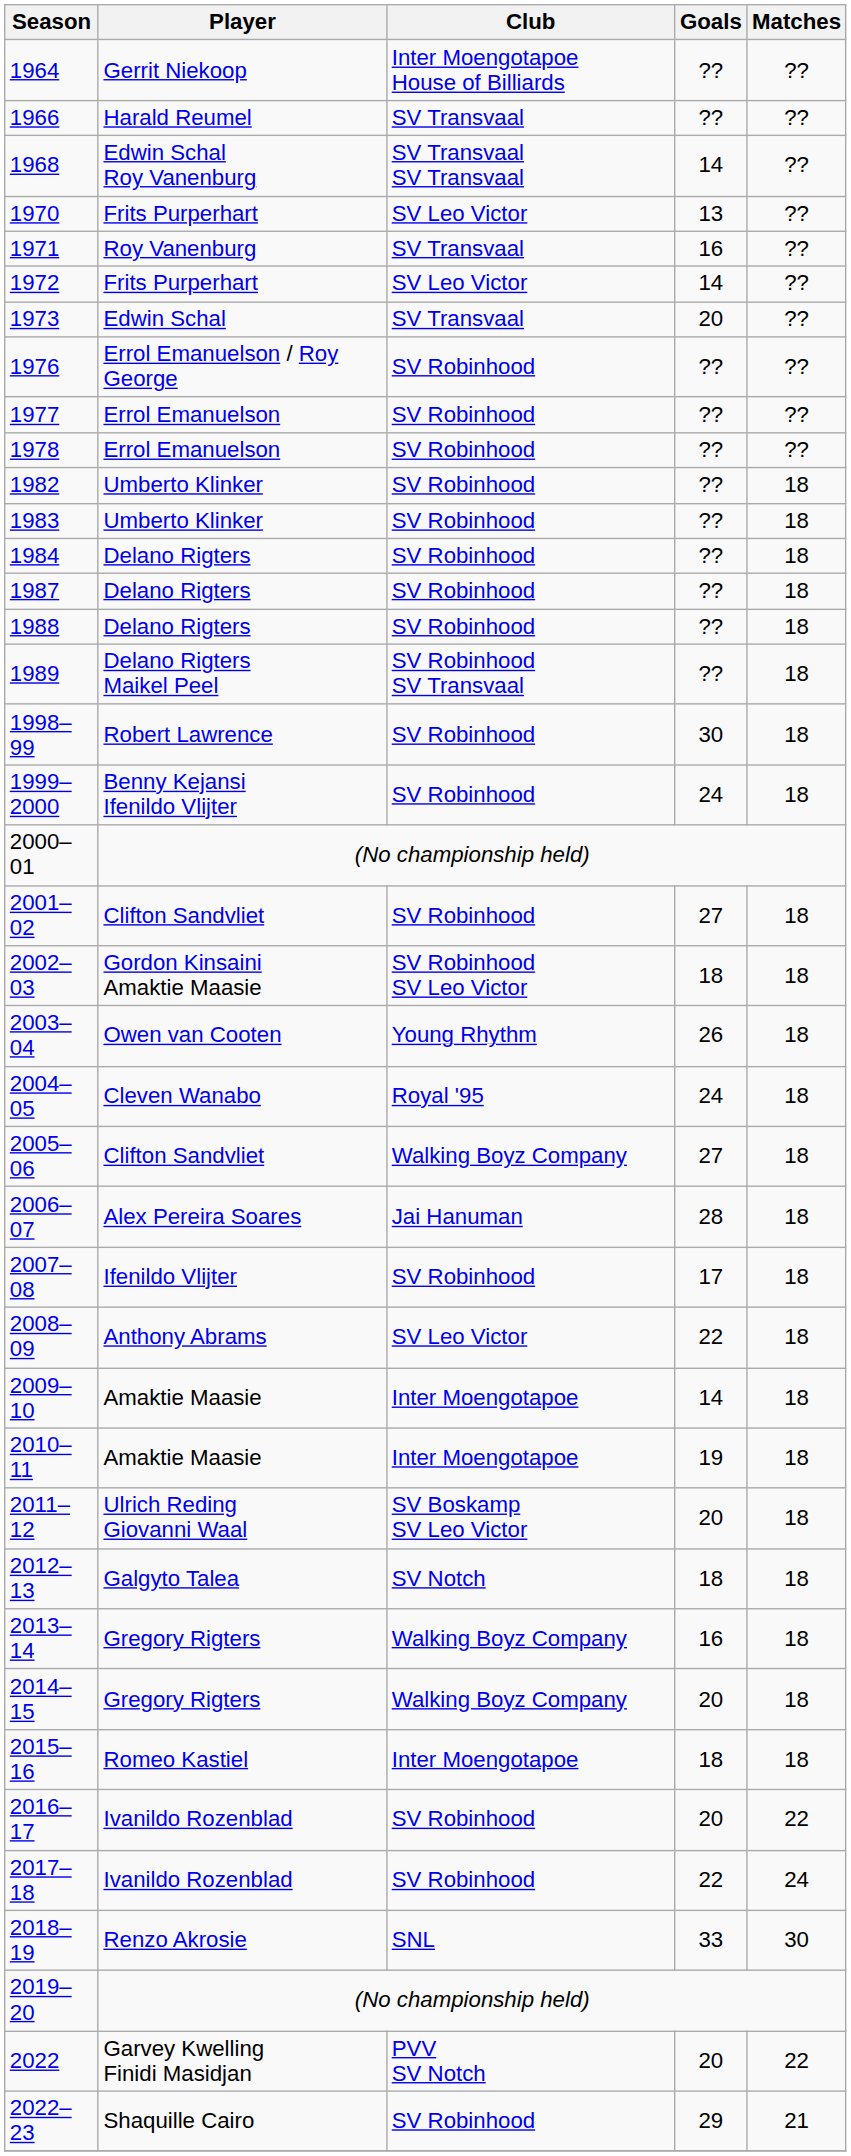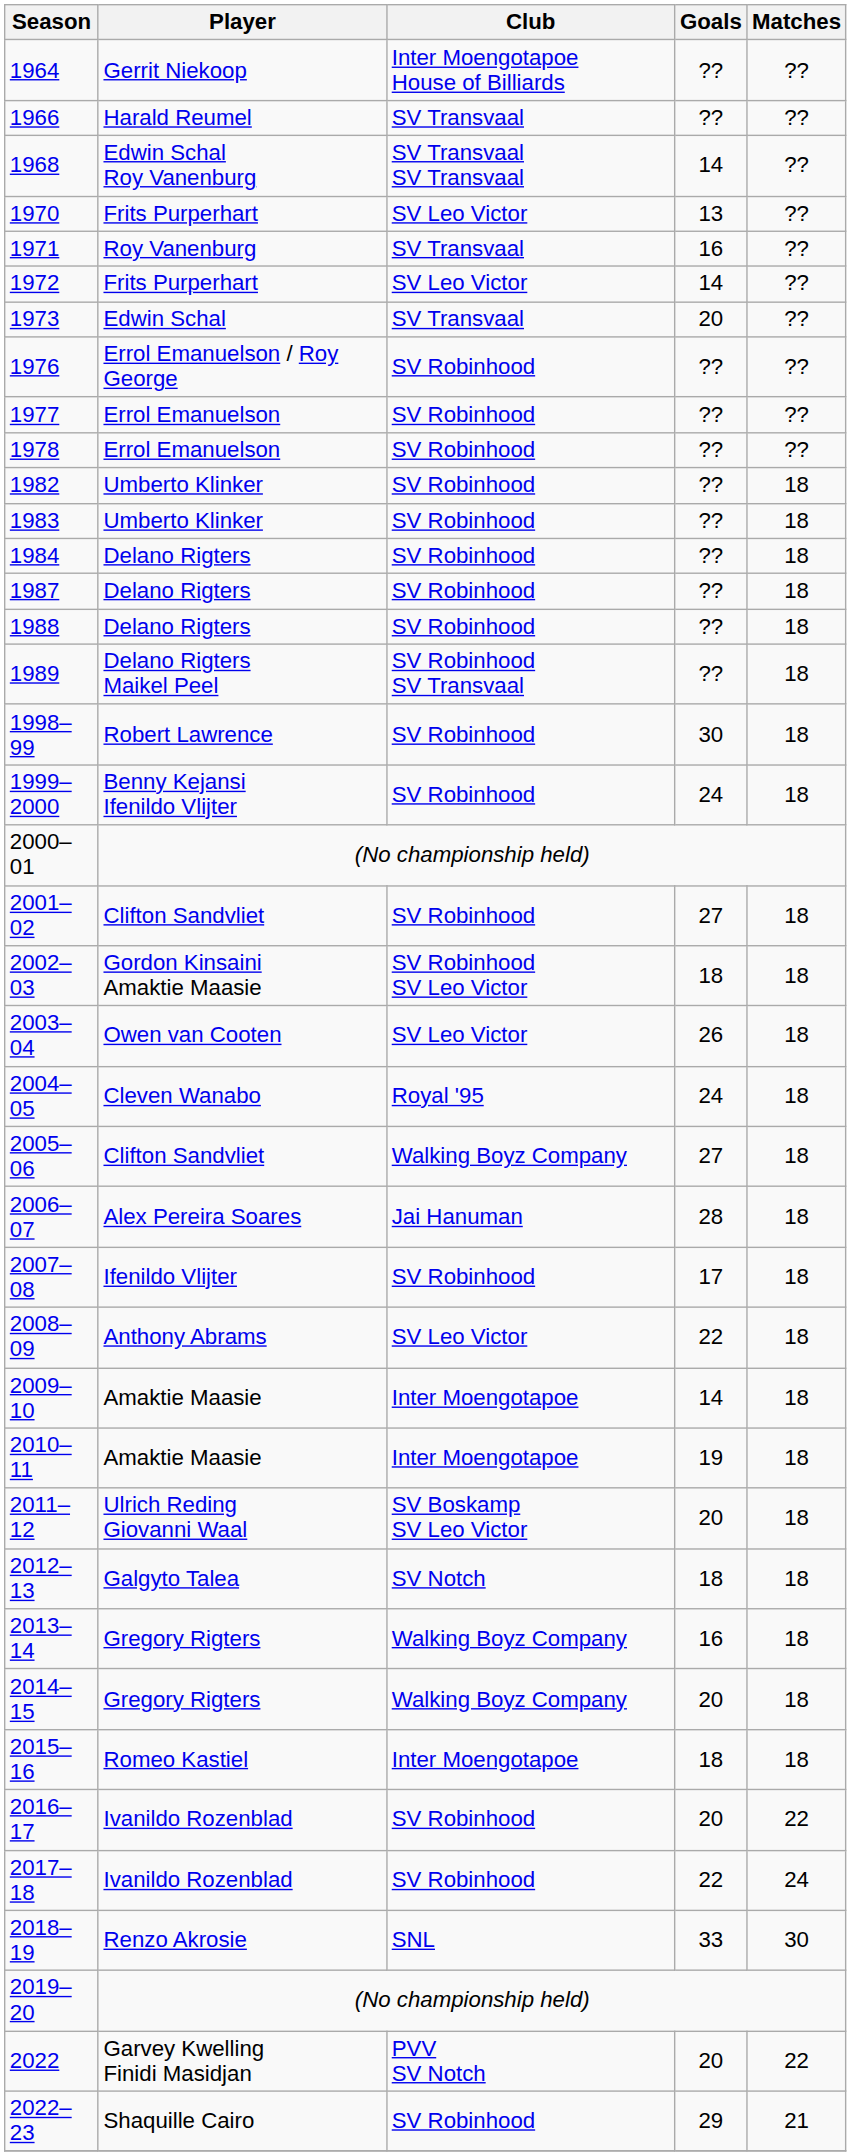(464, 1035) Young Rhythm -> (460, 1035) SV Leo Victor
